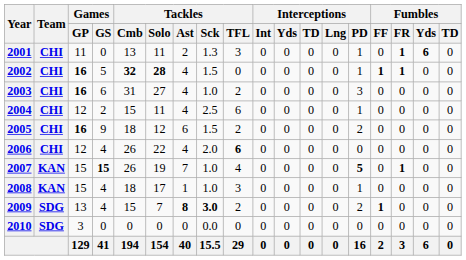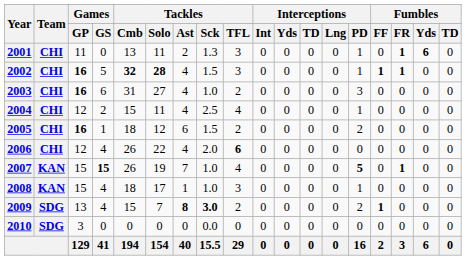(238, 71) 0 -> (238, 71) 3
(238, 110) 6 -> (238, 110) 4
(103, 129) 9 -> (103, 129) 1
